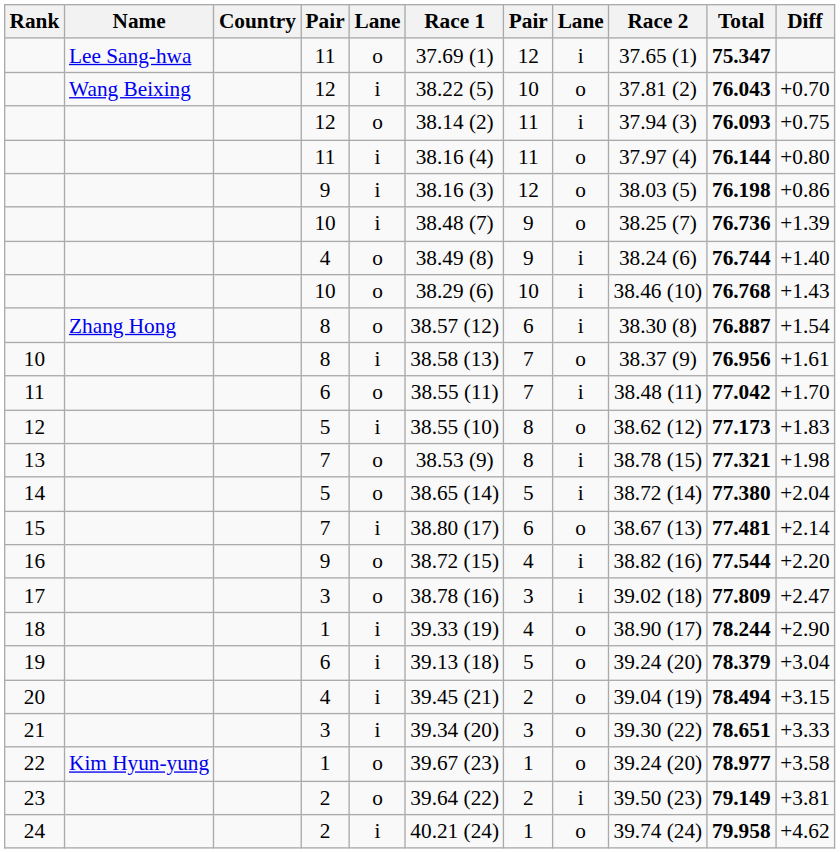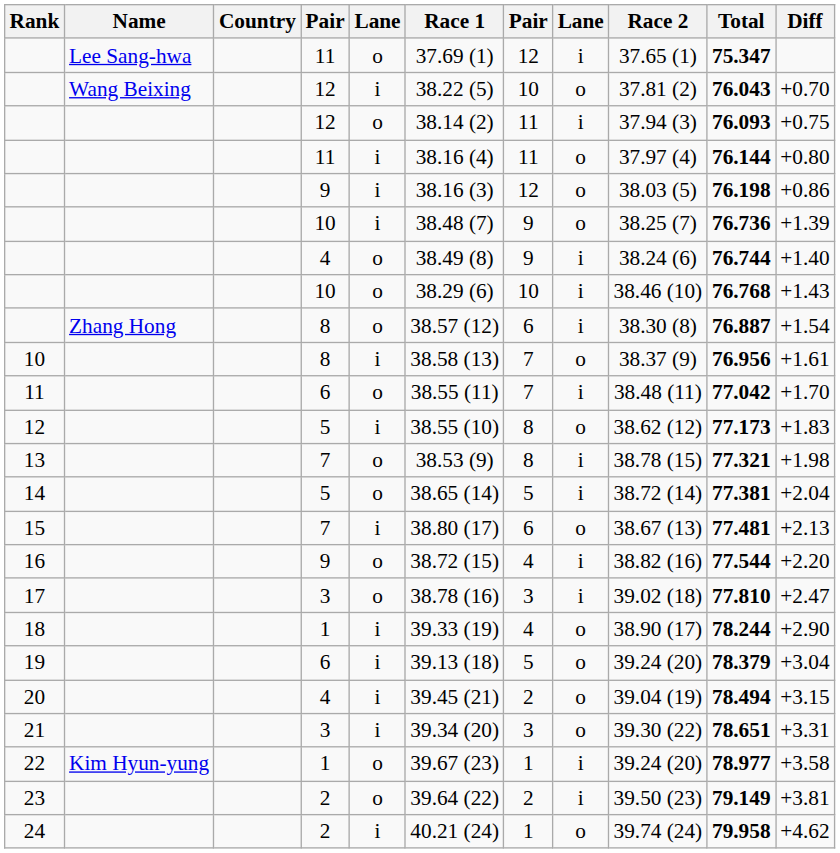(741, 493) 77.380 -> (741, 493) 77.381
(805, 527) +2.14 -> (805, 527) +2.13
(741, 595) 77.809 -> (741, 595) 77.810
(805, 730) +3.33 -> (805, 730) +3.31
(581, 763) o -> (581, 763) i
